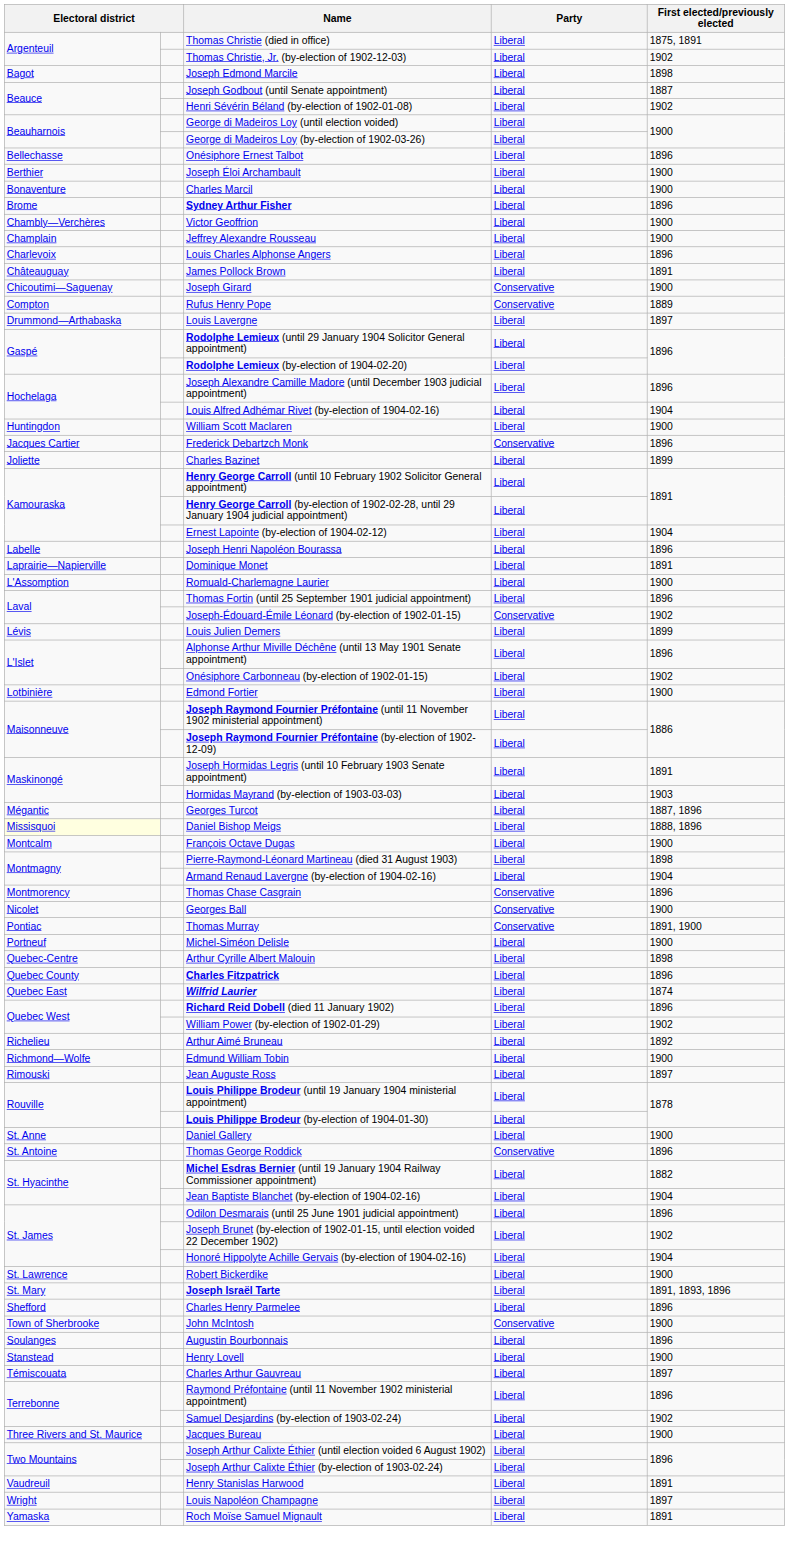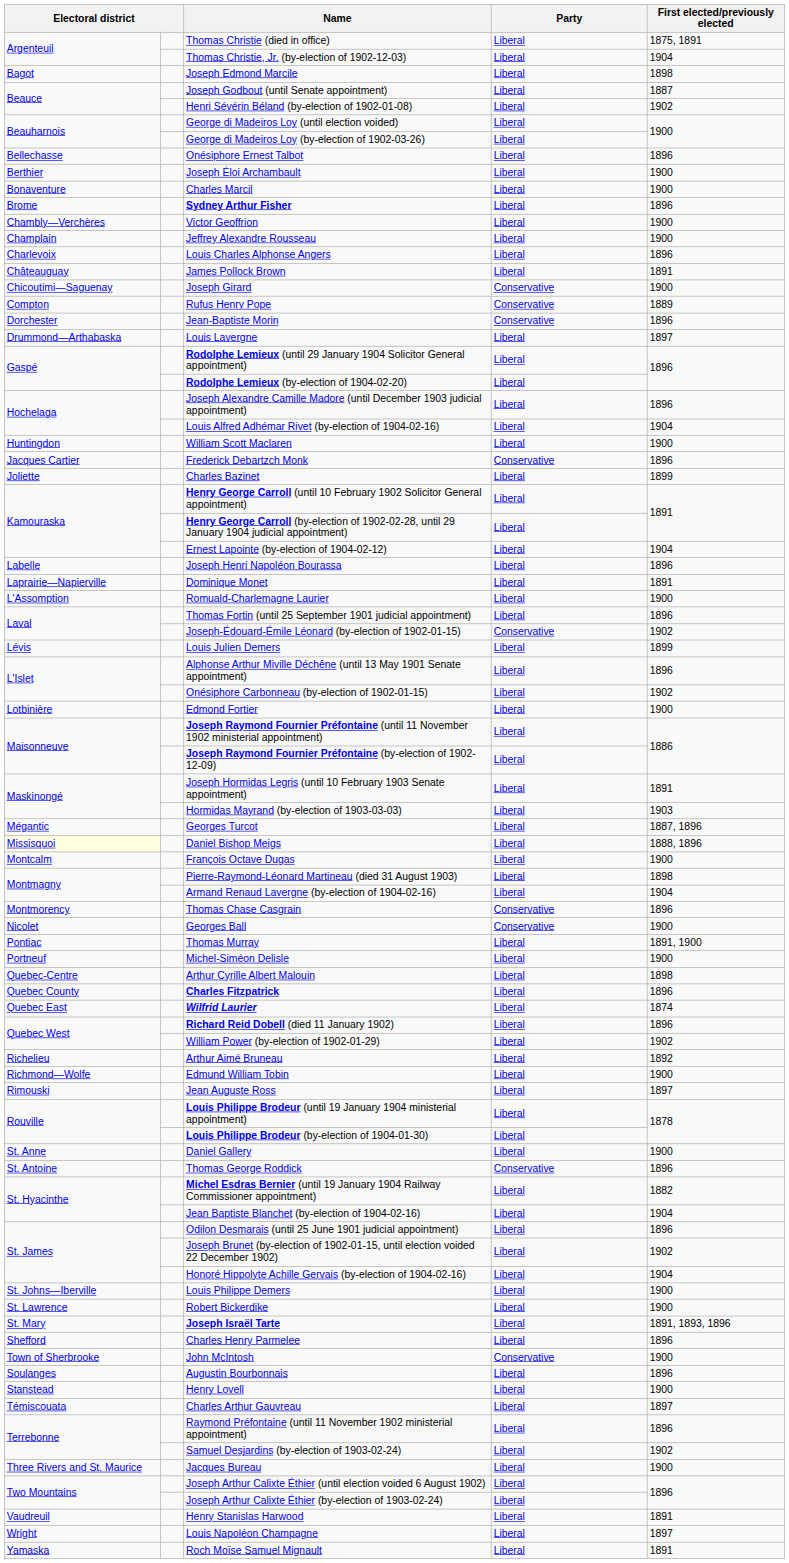(661, 57) 1902 -> (661, 57) 1904
+ row: (232, 321)
(524, 926) Conservative -> (509, 942) Liberal
+ row: (238, 1291)
